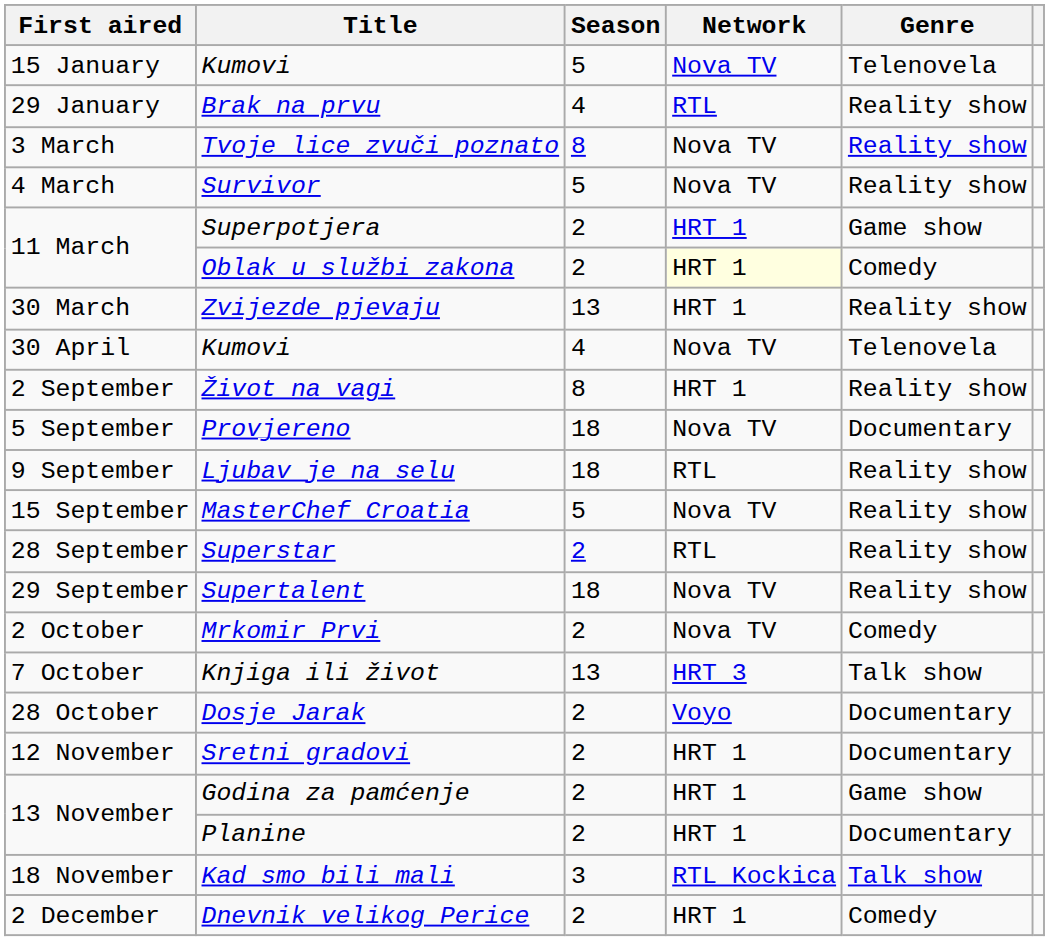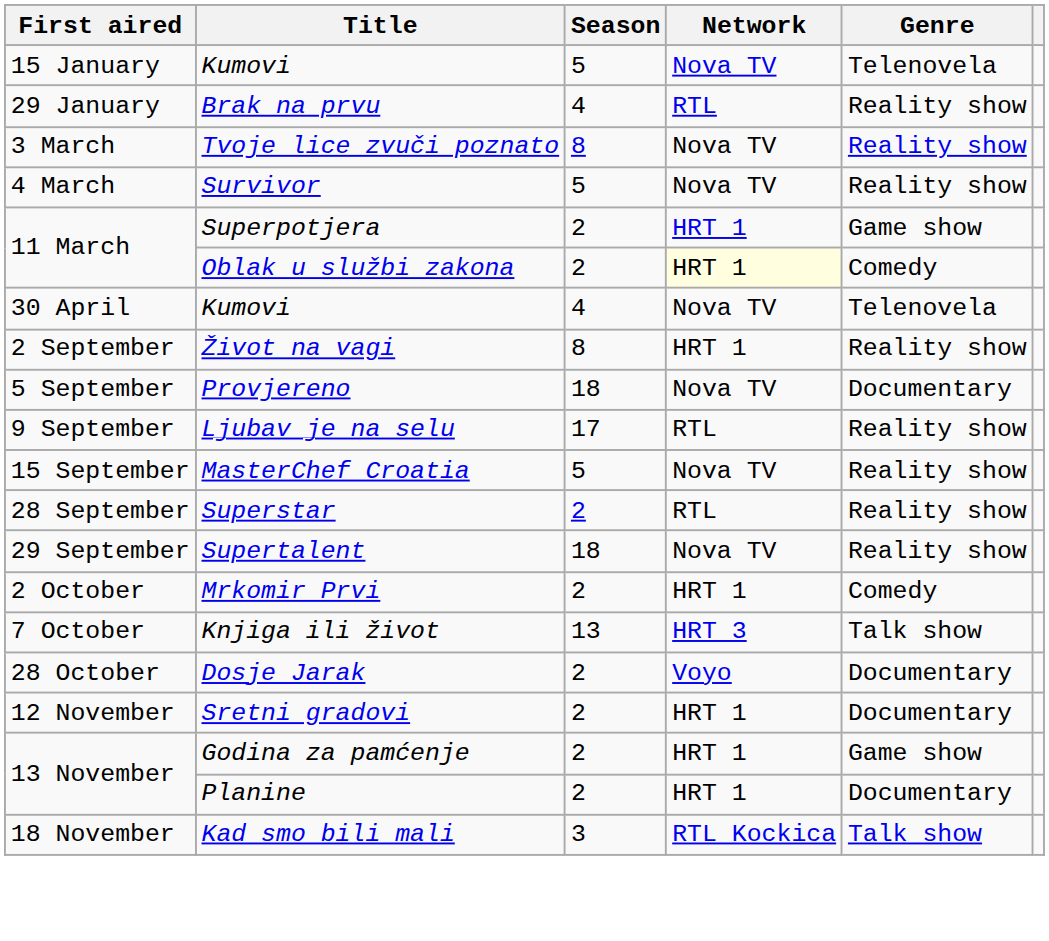- row: (70, 308)
(586, 470) 18 -> (586, 430) 17
(724, 632) Nova TV -> (709, 592) HRT 1
- row: (85, 915)
